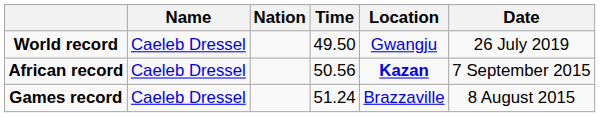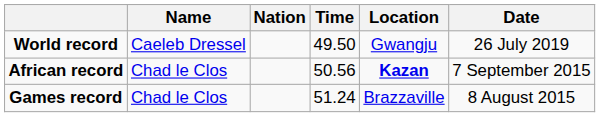(188, 71) Caeleb Dressel -> (179, 71) Chad le Clos
(188, 97) Caeleb Dressel -> (179, 97) Chad le Clos
